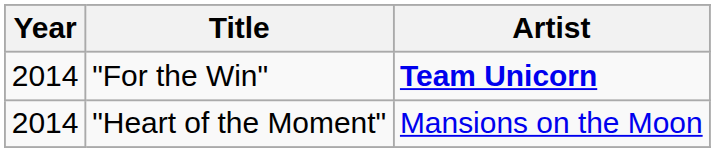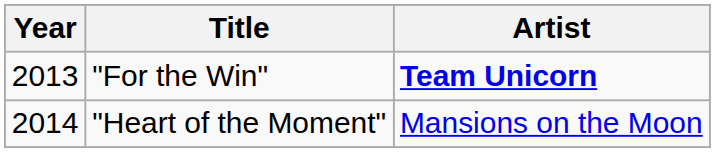(45, 75) 2014 -> (45, 75) 2013
